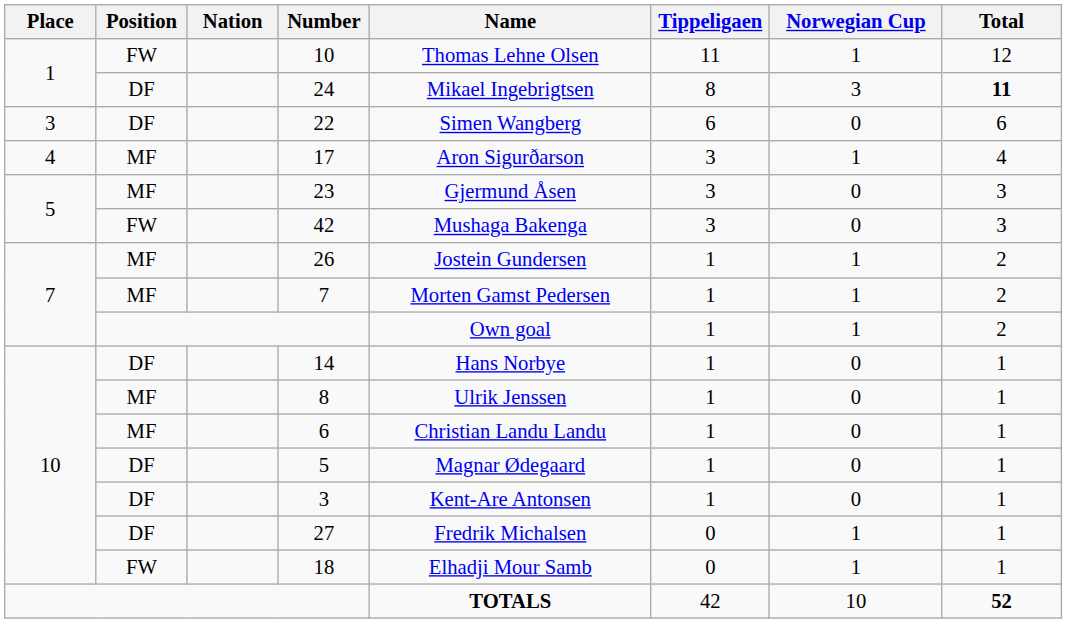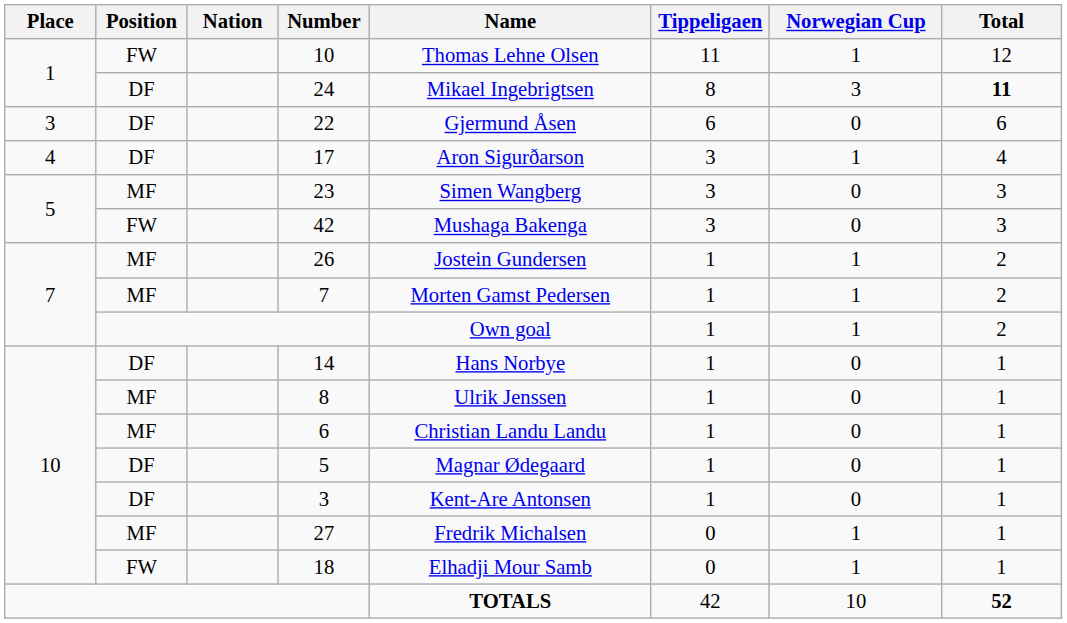(510, 123) Simen Wangberg -> (510, 123) Gjermund Åsen
(141, 158) MF -> (141, 158) DF
(510, 192) Gjermund Åsen -> (510, 192) Simen Wangberg
(141, 533) DF -> (141, 533) MF
